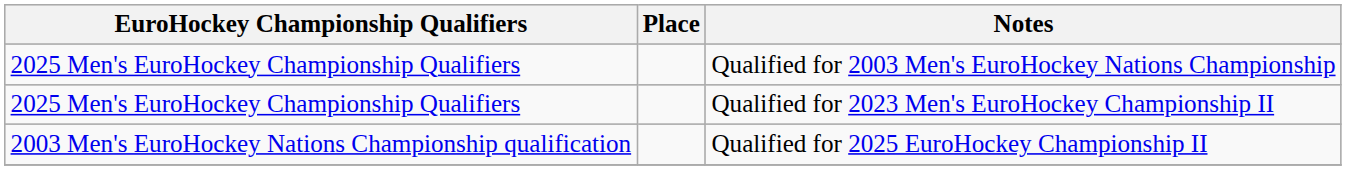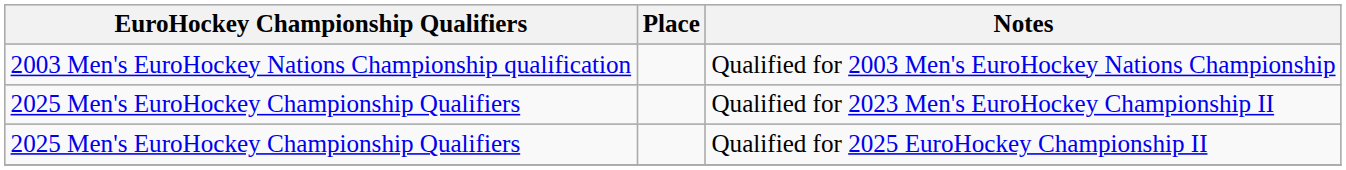(265, 64) 2025 Men's EuroHockey Championship Qualifiers -> (321, 64) 2003 Men's EuroHockey Nations Championship qualification
(321, 143) 2003 Men's EuroHockey Nations Championship qualification -> (265, 143) 2025 Men's EuroHockey Championship Qualifiers
